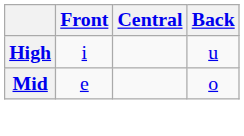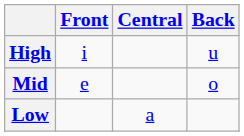+ row: (30, 114)
